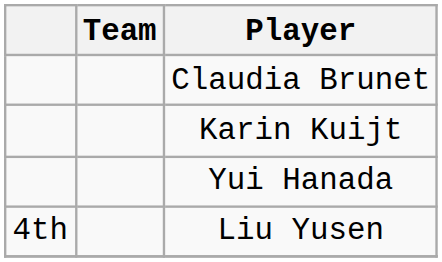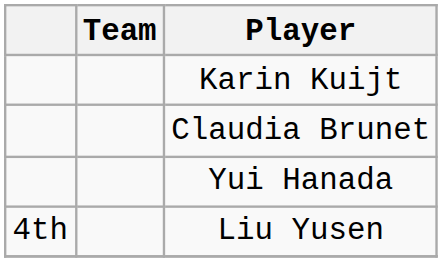rows swapped: (301, 81) <-> (301, 131)
